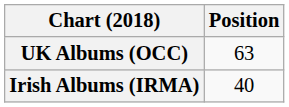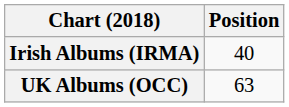rows swapped: (104, 85) <-> (104, 53)
